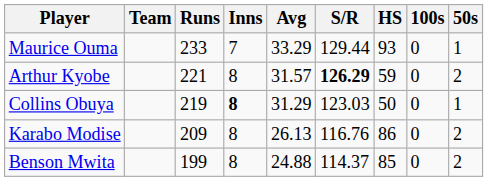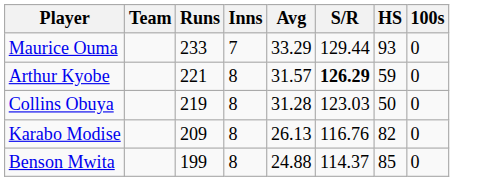- column: (466, 18)
(233, 104) bold -> (233, 104) normal
(291, 104) 31.29 -> (291, 104) 31.28
(387, 133) 86 -> (387, 133) 82
